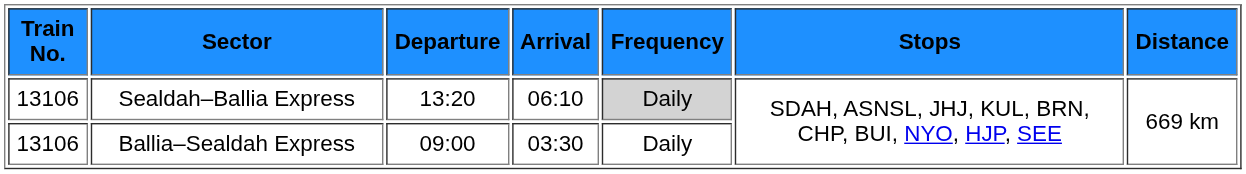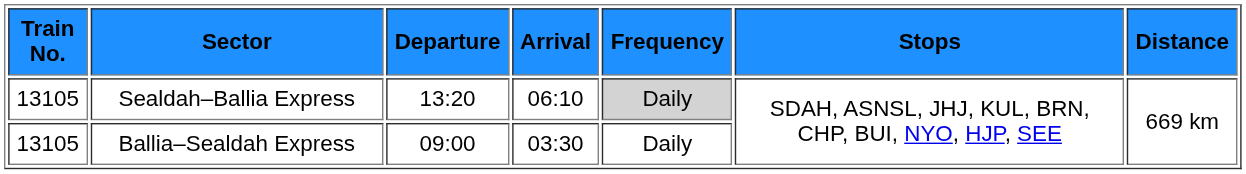(48, 98) 13106 -> (48, 98) 13105
(48, 143) 13106 -> (48, 143) 13105
